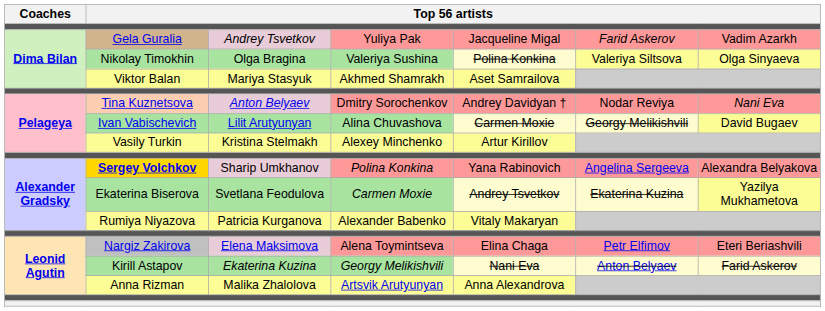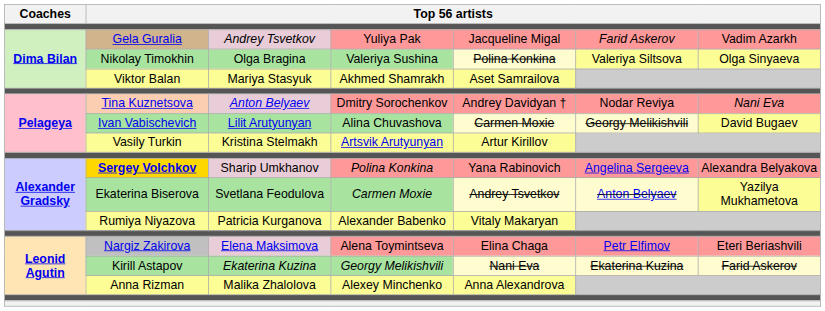(392, 142) Alexey Minchenko -> (392, 142) Artsvik Arutyunyan
(637, 194) Ekaterina Kuzina -> (637, 194) Anton Belyaev
(637, 265) Anton Belyaev -> (637, 265) Ekaterina Kuzina
(392, 285) Artsvik Arutyunyan -> (392, 285) Alexey Minchenko
